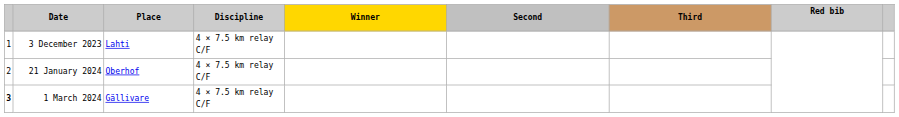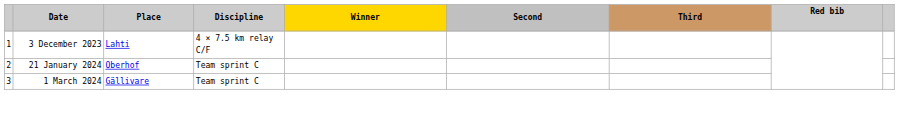(235, 72) 4 × 7.5 km relay C/F -> (227, 66) Team sprint C
(9, 99) bold -> (9, 81) normal
(235, 99) 4 × 7.5 km relay C/F -> (227, 81) Team sprint C
